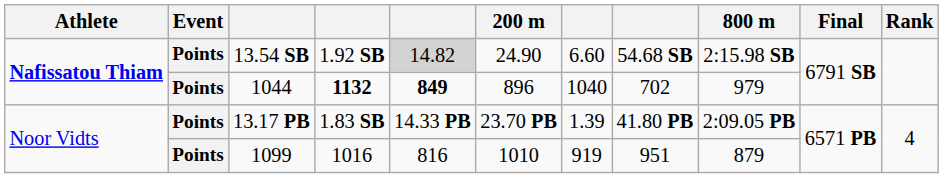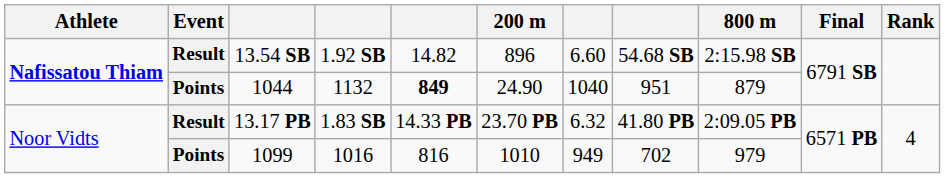(198, 55) Points -> (199, 55) Result
(432, 55) lightgrey background -> (434, 55) no background
(519, 55) 24.90 -> (520, 55) 896
(352, 88) bold -> (353, 88) normal
(519, 88) 896 -> (520, 88) 24.90
(655, 88) 702 -> (656, 88) 951
(749, 88) 979 -> (750, 88) 879
(198, 122) Points -> (199, 122) Result
(587, 122) 1.39 -> (588, 122) 6.32
(587, 155) 919 -> (588, 155) 949
(655, 155) 951 -> (656, 155) 702
(749, 155) 879 -> (750, 155) 979
